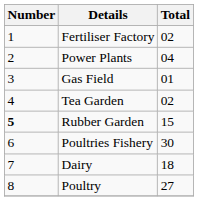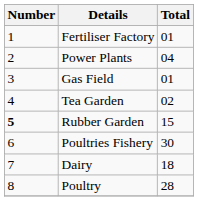(167, 36) 02 -> (167, 36) 01
(167, 185) 27 -> (167, 185) 28
